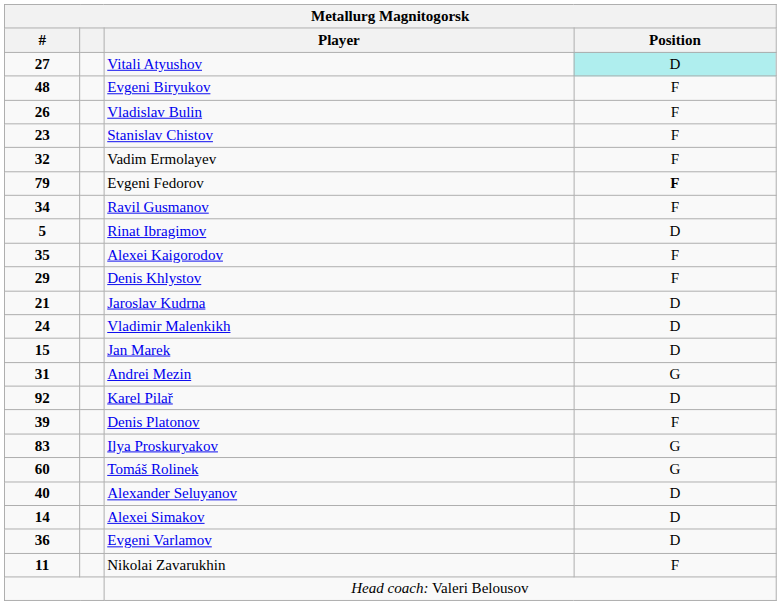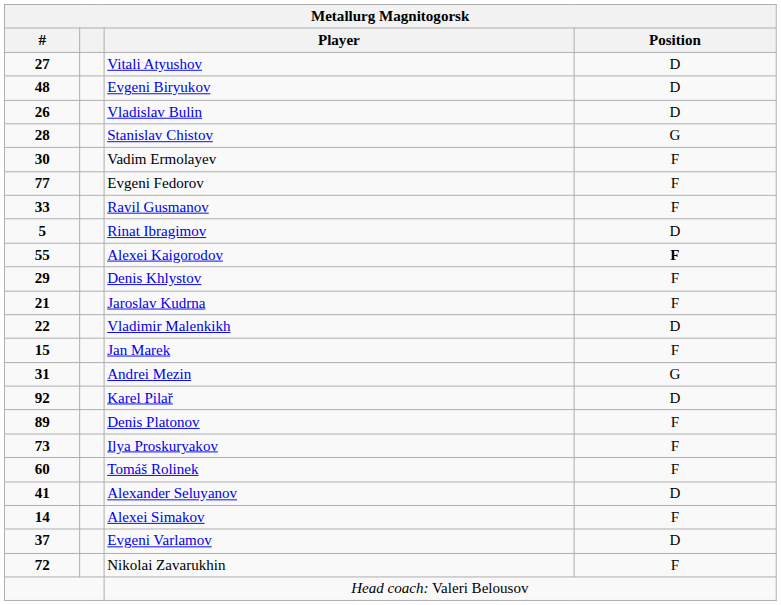(675, 64) paleturquoise background -> (675, 64) no background
(675, 87) F -> (675, 87) D
(675, 111) F -> (675, 111) D
(42, 135) 23 -> (42, 135) 28
(675, 135) F -> (675, 135) G
(42, 159) 32 -> (42, 159) 30
(42, 183) 79 -> (42, 183) 77
(675, 183) bold -> (675, 183) normal
(42, 207) 34 -> (42, 207) 33
(42, 254) 35 -> (42, 254) 55
(675, 254) normal -> (675, 254) bold
(675, 302) D -> (675, 302) F
(42, 326) 24 -> (42, 326) 22
(675, 350) D -> (675, 350) F
(42, 421) 39 -> (42, 421) 89
(42, 445) 83 -> (42, 445) 73
(675, 445) G -> (675, 445) F
(675, 469) G -> (675, 469) F
(42, 493) 40 -> (42, 493) 41
(675, 517) D -> (675, 517) F
(42, 541) 36 -> (42, 541) 37
(42, 565) 11 -> (42, 565) 72
